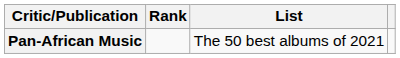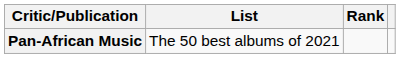columns swapped: (289, 16) <-> (168, 16)
